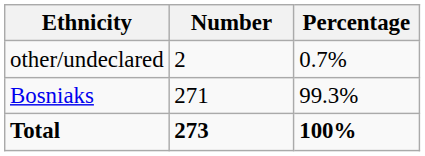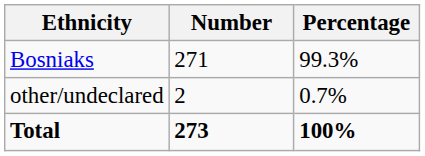rows swapped: (52, 95) <-> (87, 58)
